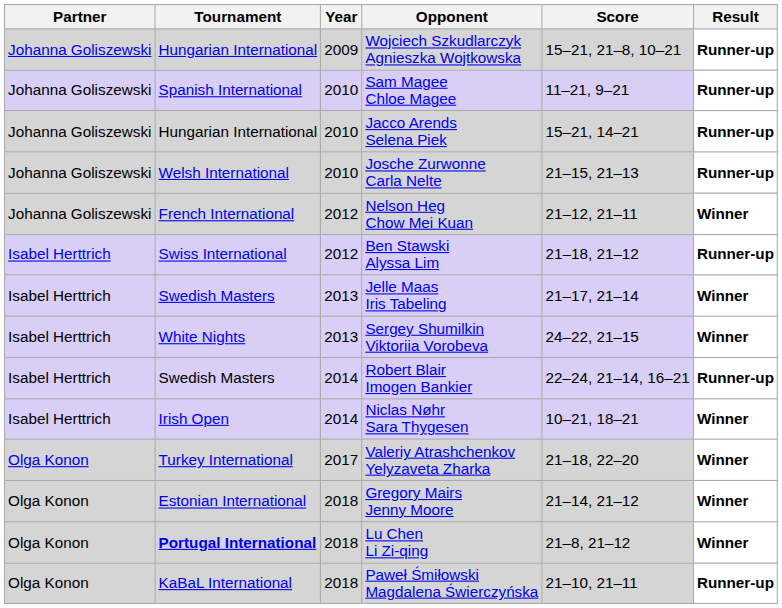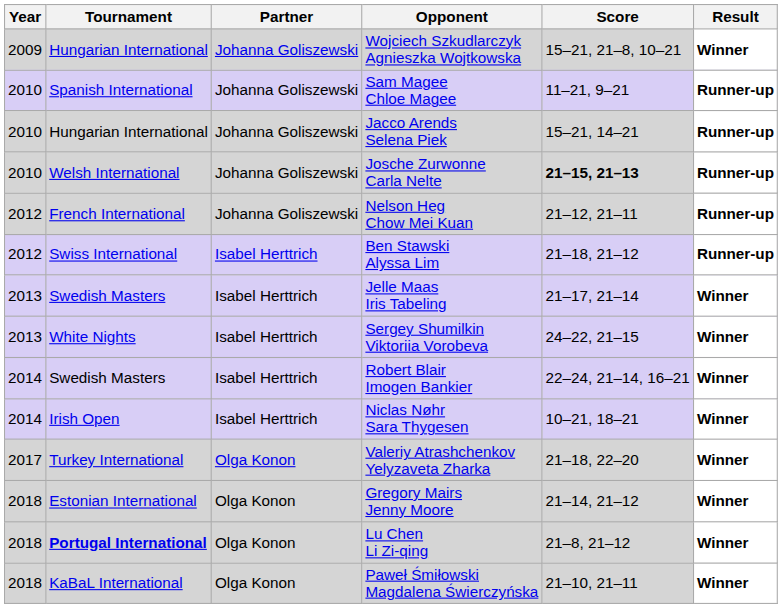columns swapped: (341, 17) <-> (80, 17)
(735, 50) Runner-up -> (723, 50) Winner
(592, 173) normal -> (592, 173) bold
(723, 214) Winner -> (735, 214) Runner-up
(735, 378) Runner-up -> (723, 378) Winner
(735, 584) Runner-up -> (723, 584) Winner
